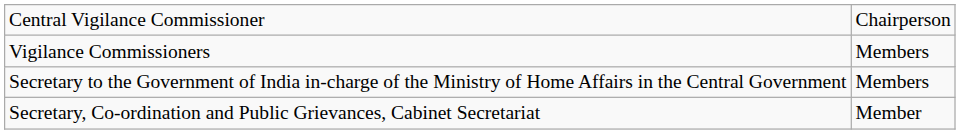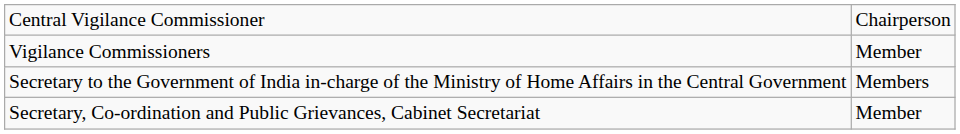(892, 50) Members -> (888, 50) Member
